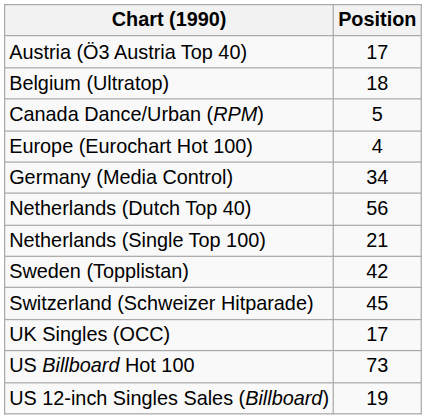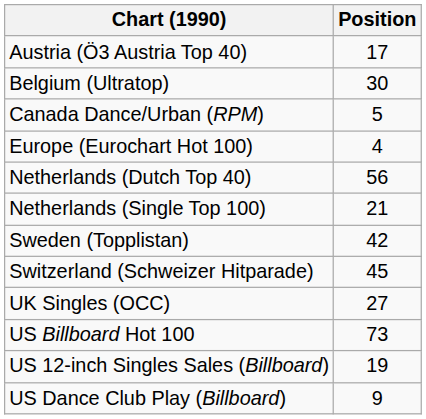(377, 83) 18 -> (377, 83) 30
- row: (121, 177)
(377, 334) 17 -> (377, 303) 27
+ row: (148, 397)
